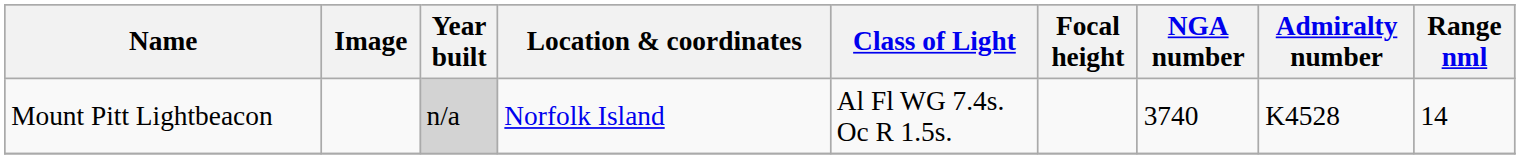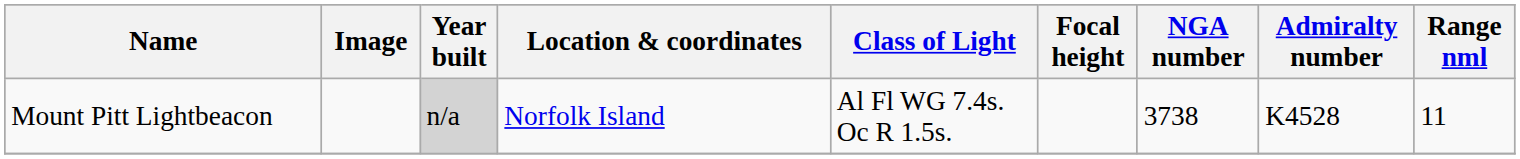(1171, 115) 3740 -> (1171, 115) 3738
(1434, 115) 14 -> (1434, 115) 11
